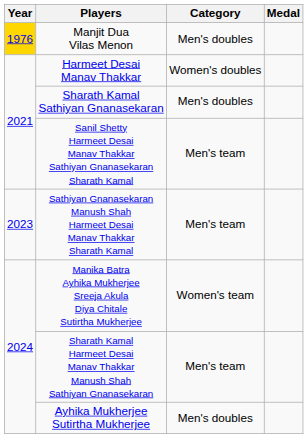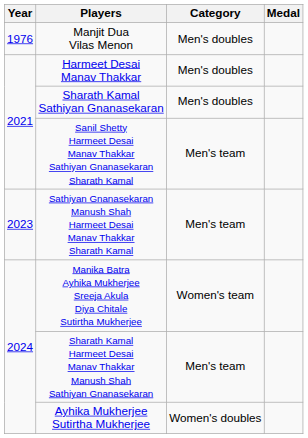(20, 38) gold background -> (20, 38) no background
(215, 70) Women's doubles -> (215, 70) Men's doubles
(215, 418) Men's doubles -> (215, 418) Women's doubles
